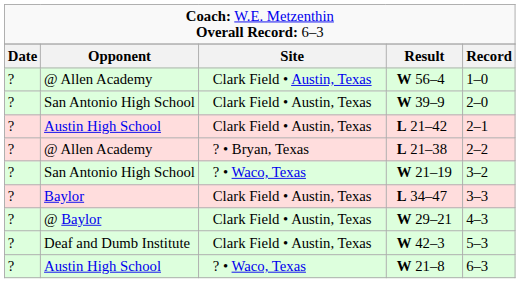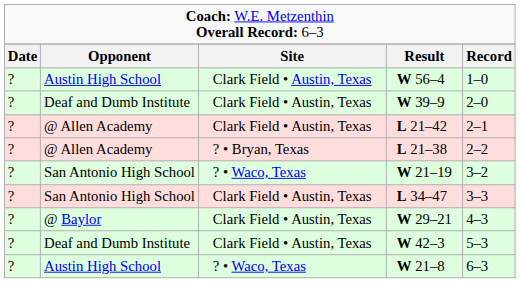(98, 79) @ Allen Academy -> (103, 79) Austin High School
(120, 102) San Antonio High School -> (117, 102) Deaf and Dumb Institute
(103, 126) Austin High School -> (98, 126) @ Allen Academy
(64, 196) Baylor -> (120, 196) San Antonio High School
